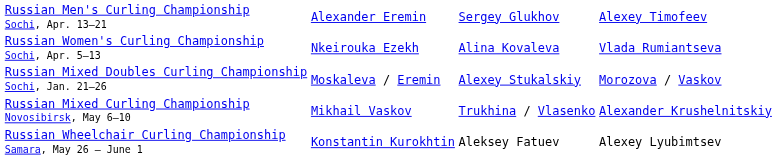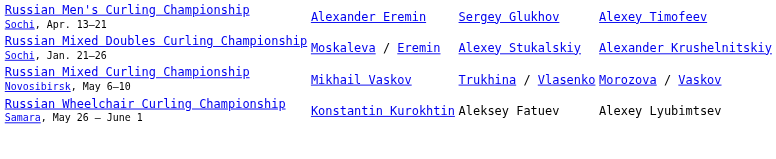- row: (134, 48)
(660, 79) Morozova / Vaskov -> (686, 48) Alexander Krushelnitskiy
(686, 110) Alexander Krushelnitskiy -> (660, 79) Morozova / Vaskov
